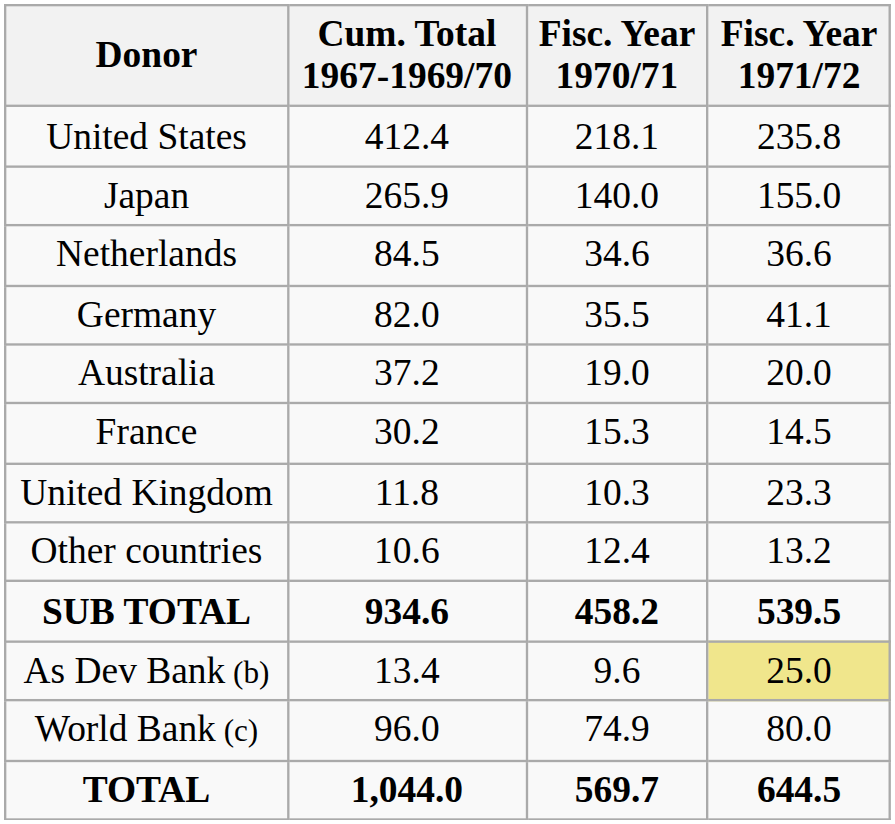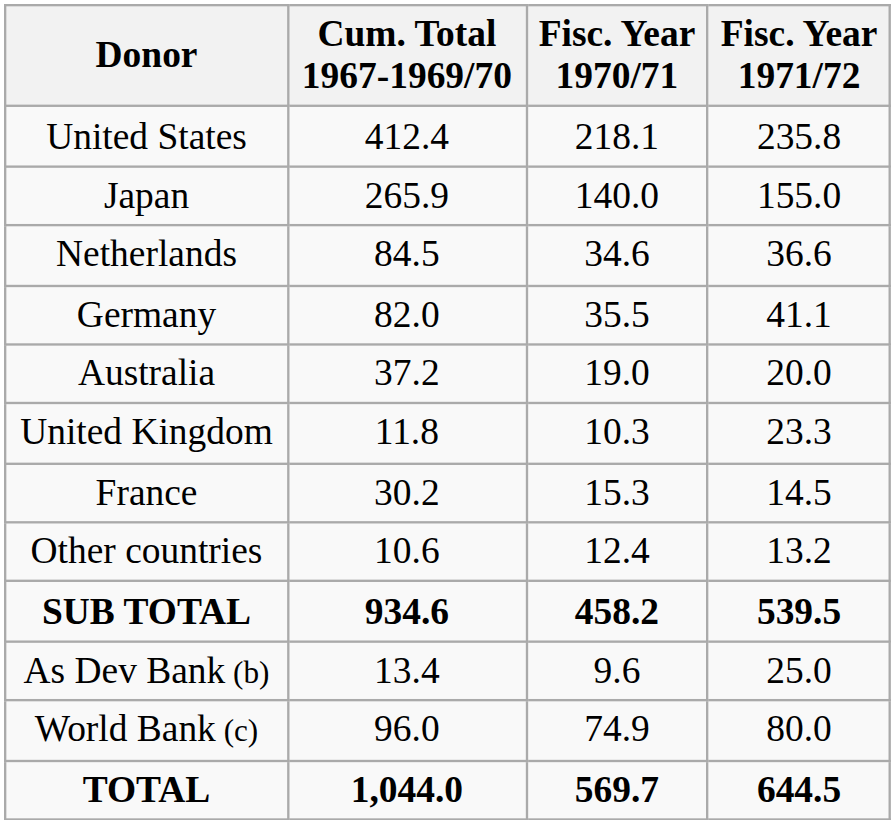rows swapped: (147, 432) <-> (147, 491)
(799, 670) khaki background -> (799, 670) no background
